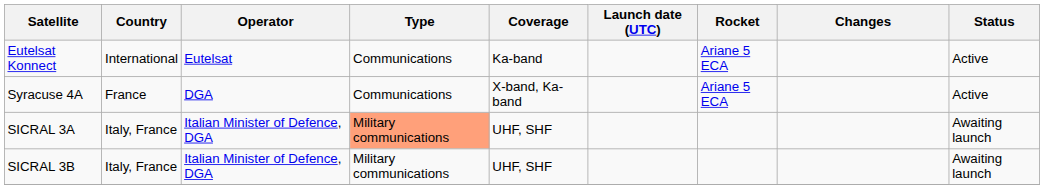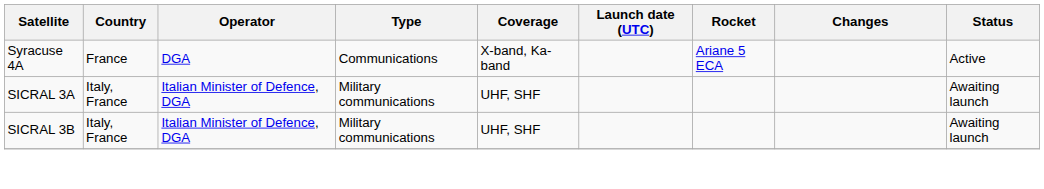- row: (32, 58)
(401, 130) lightsalmon background -> (387, 94) no background
